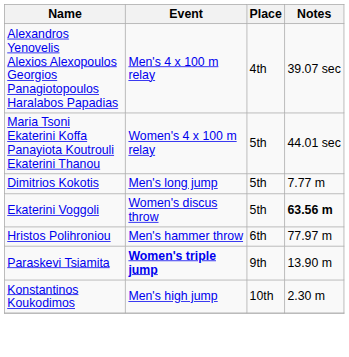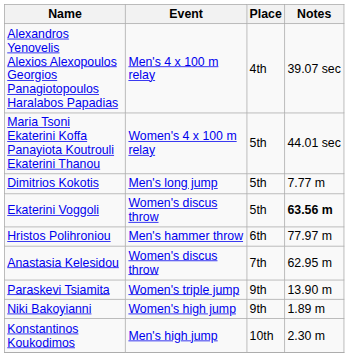+ row: (63, 263)
(172, 263) bold -> (184, 289) normal
+ row: (49, 309)
